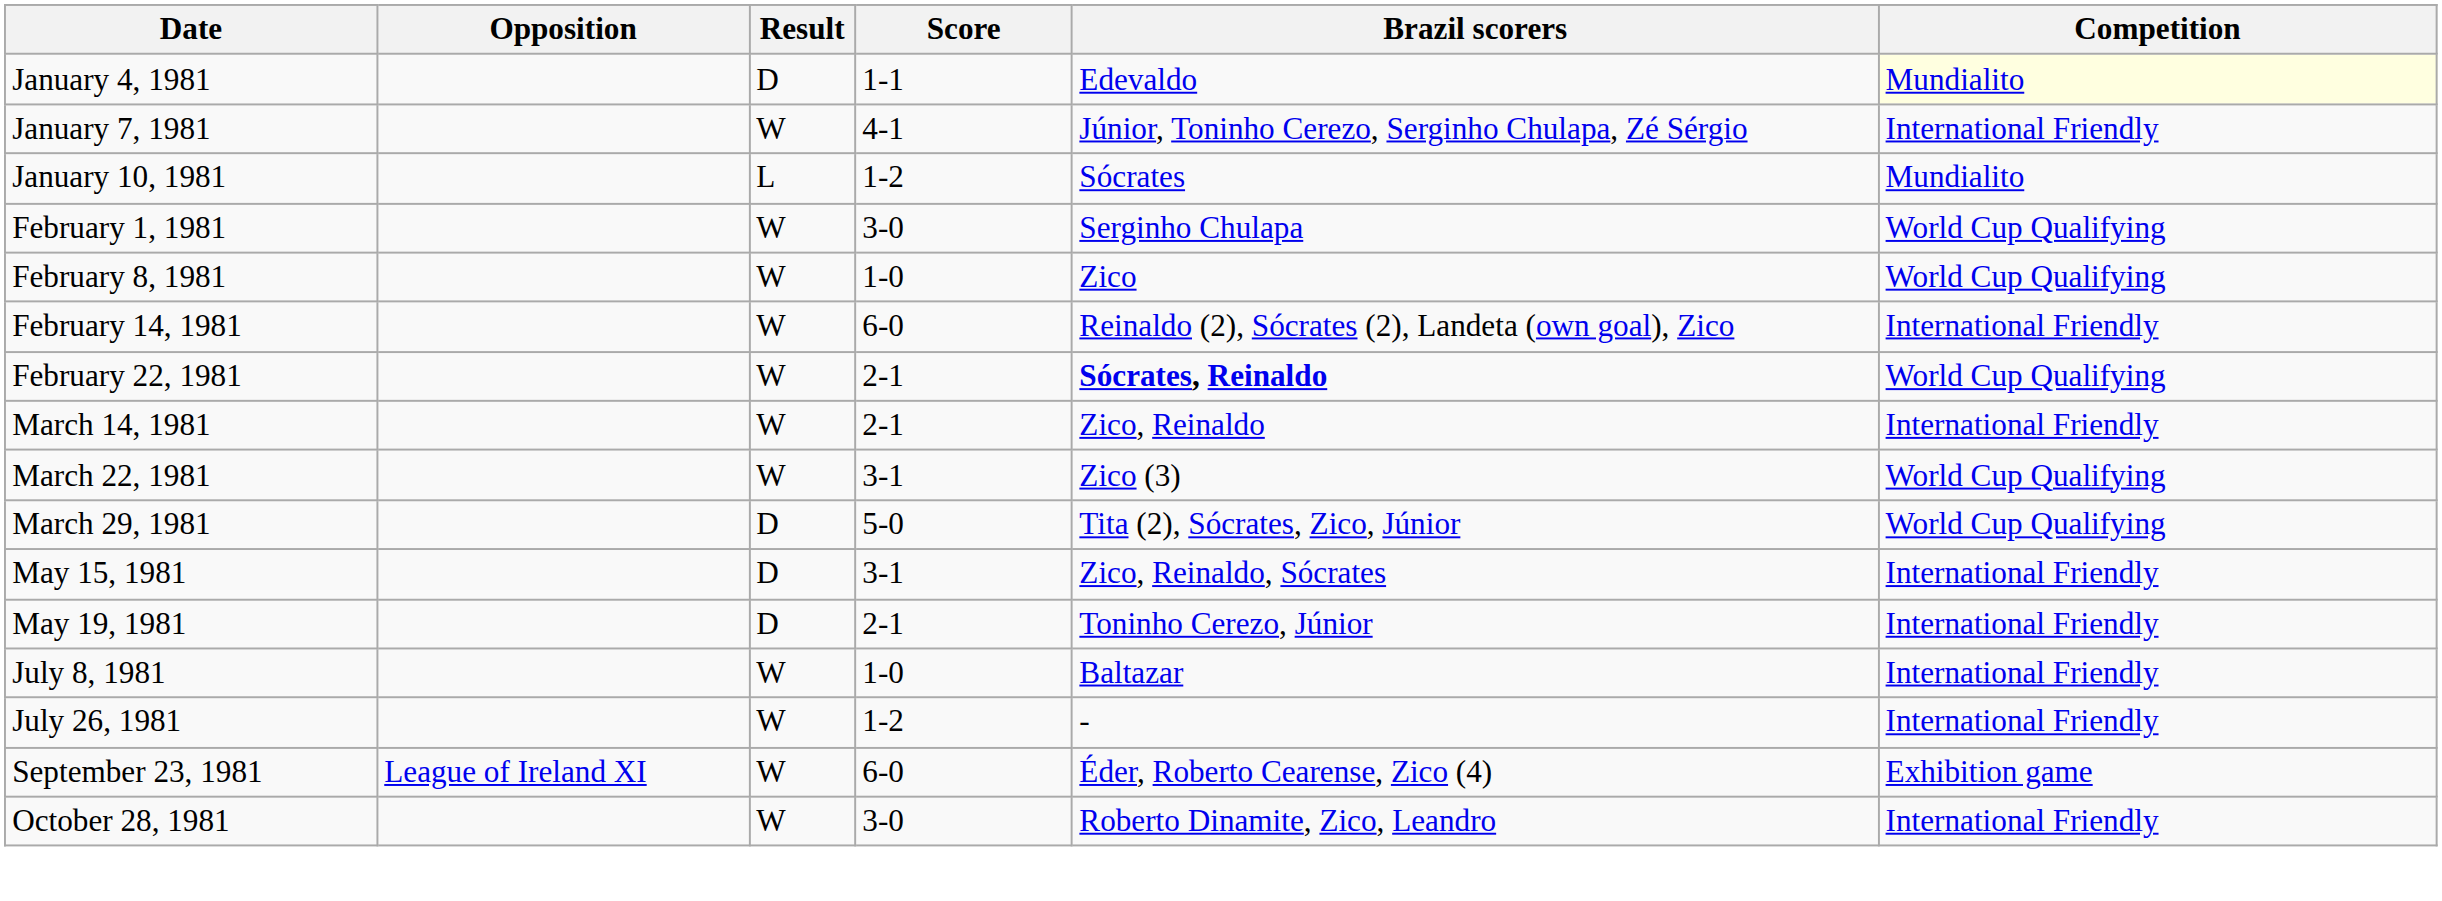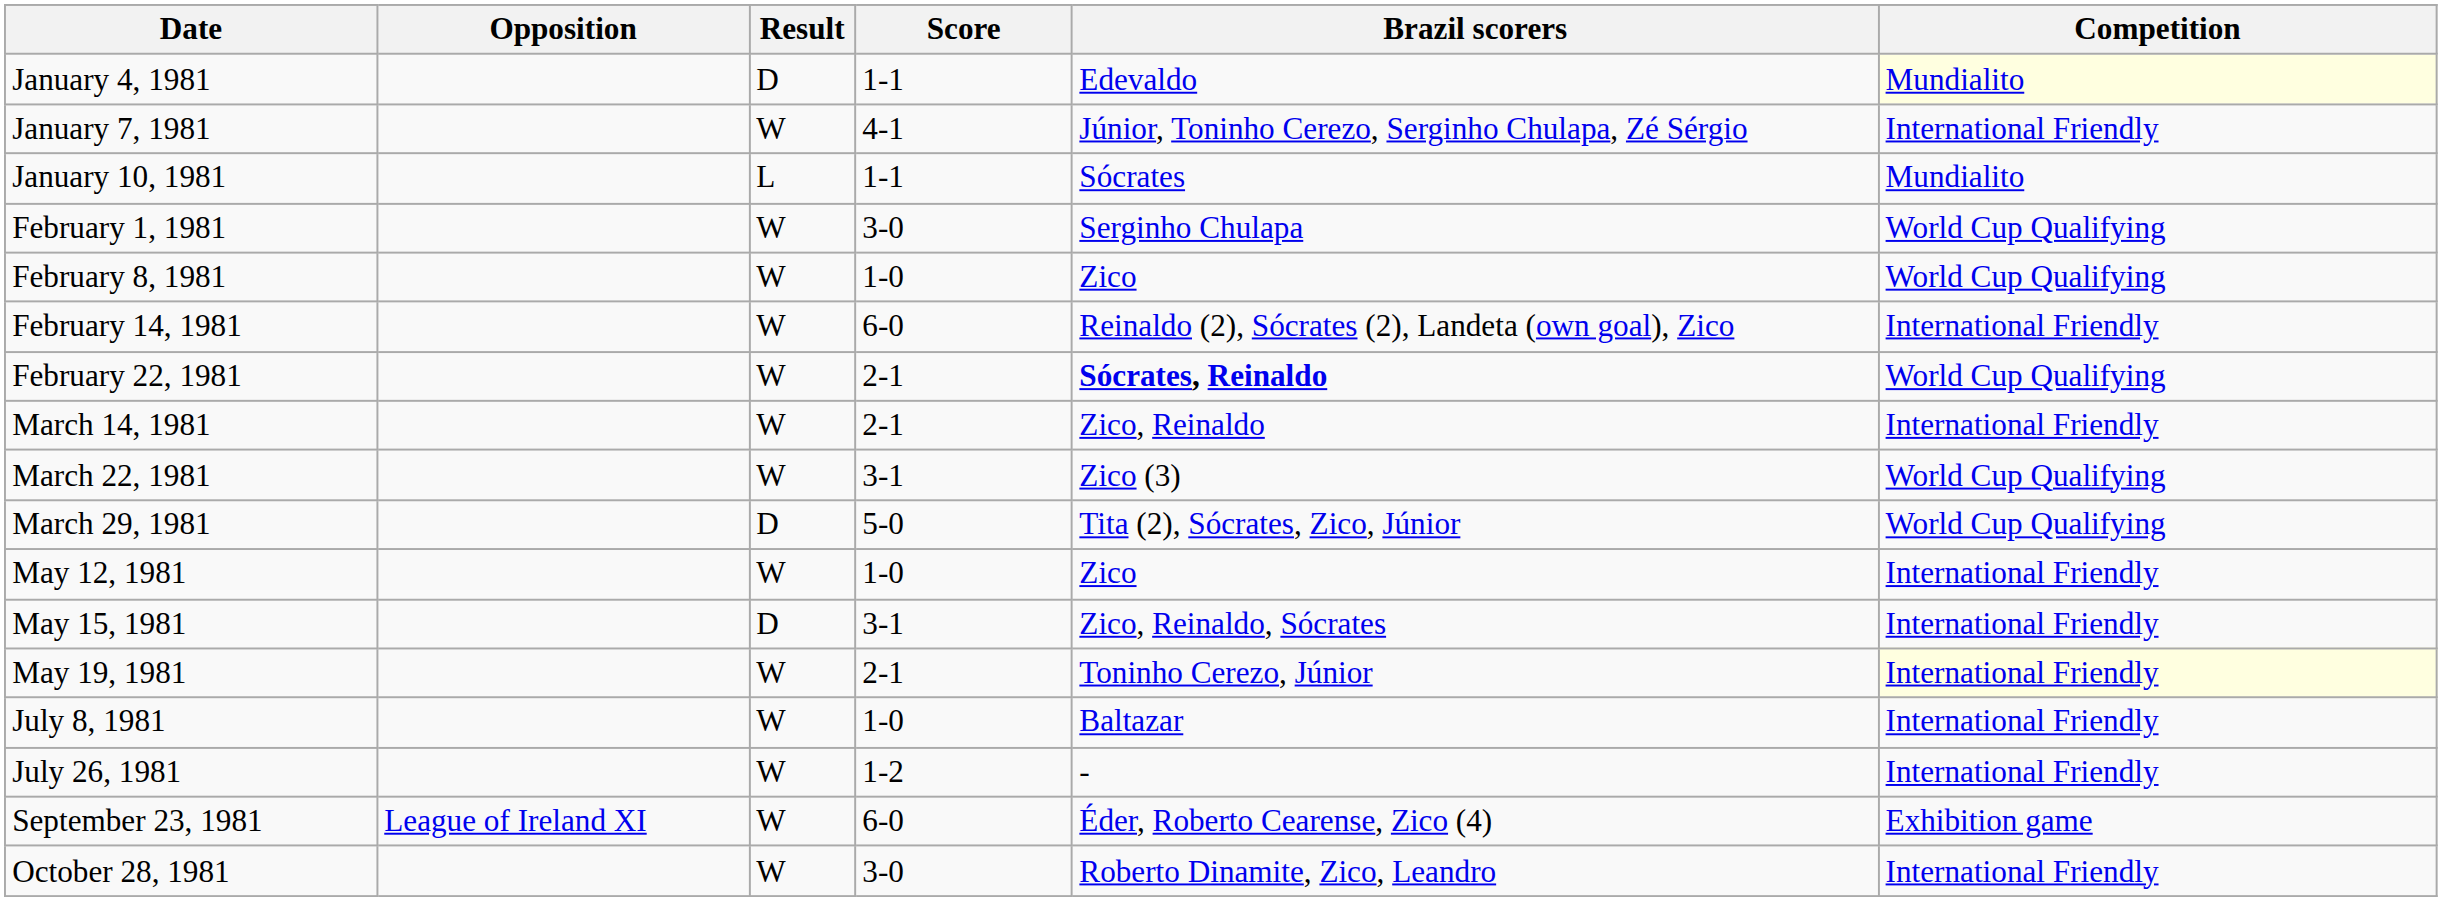(883, 177) 1-2 -> (883, 177) 1-1
+ row: (99, 573)
(768, 623) D -> (771, 672) W
(2022, 623) no background -> (2022, 672) lightyellow background
